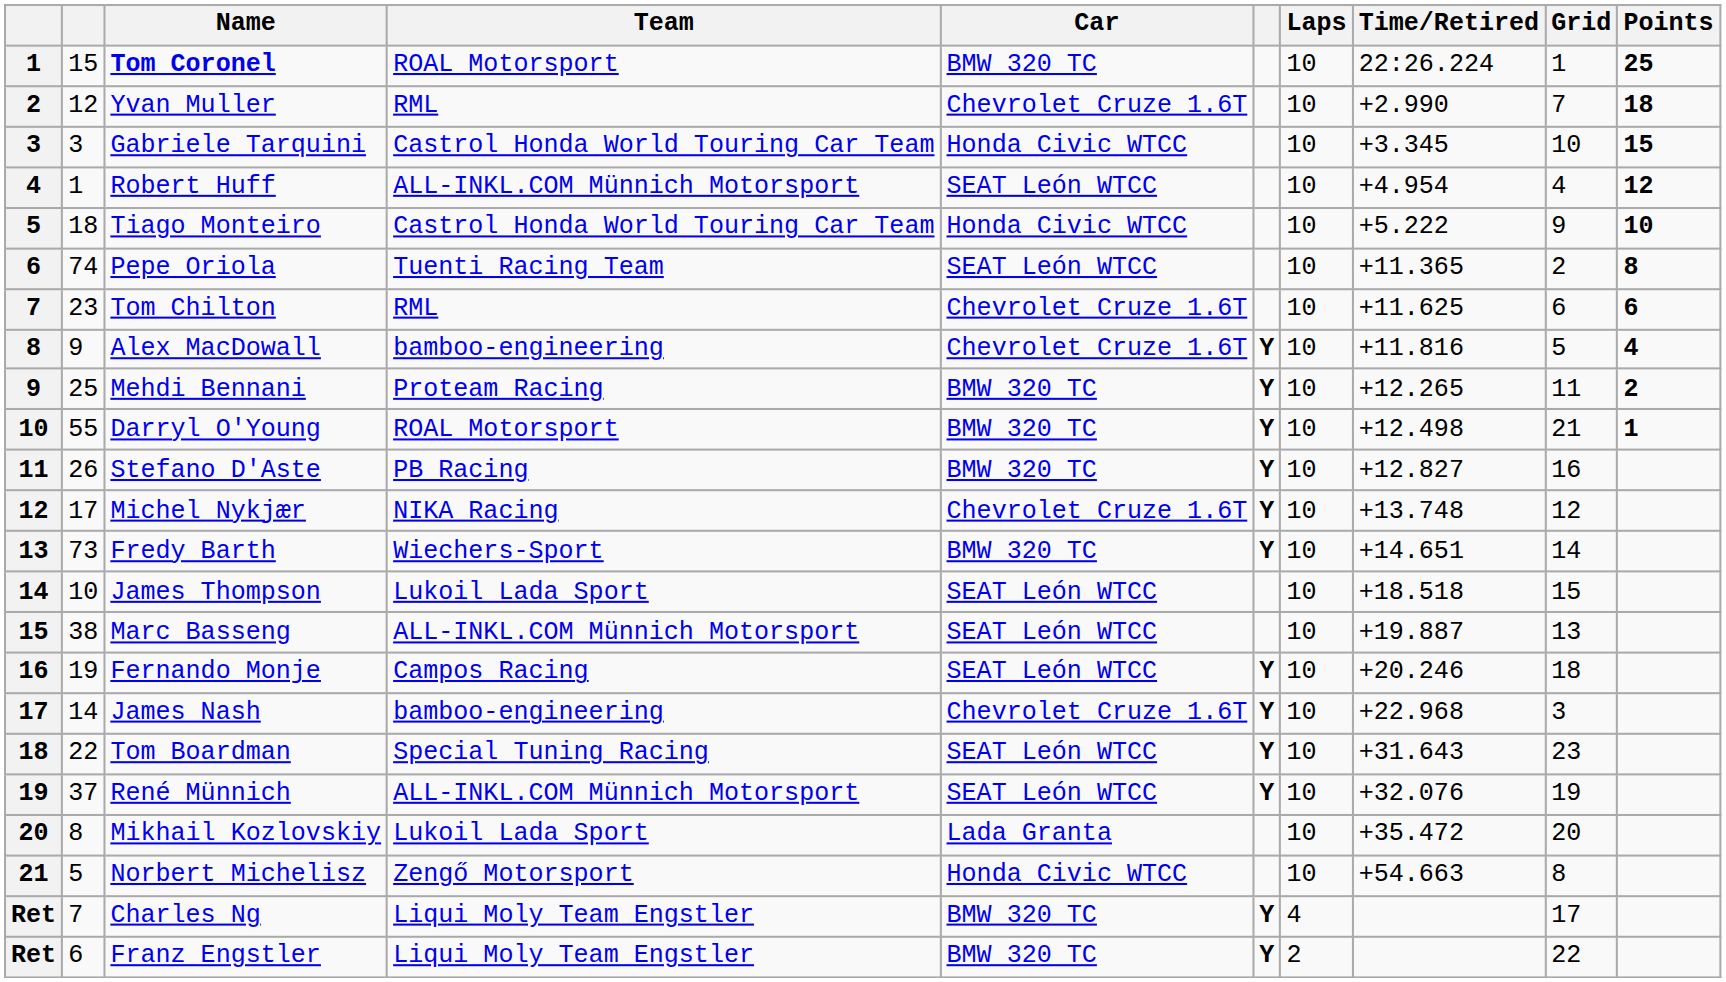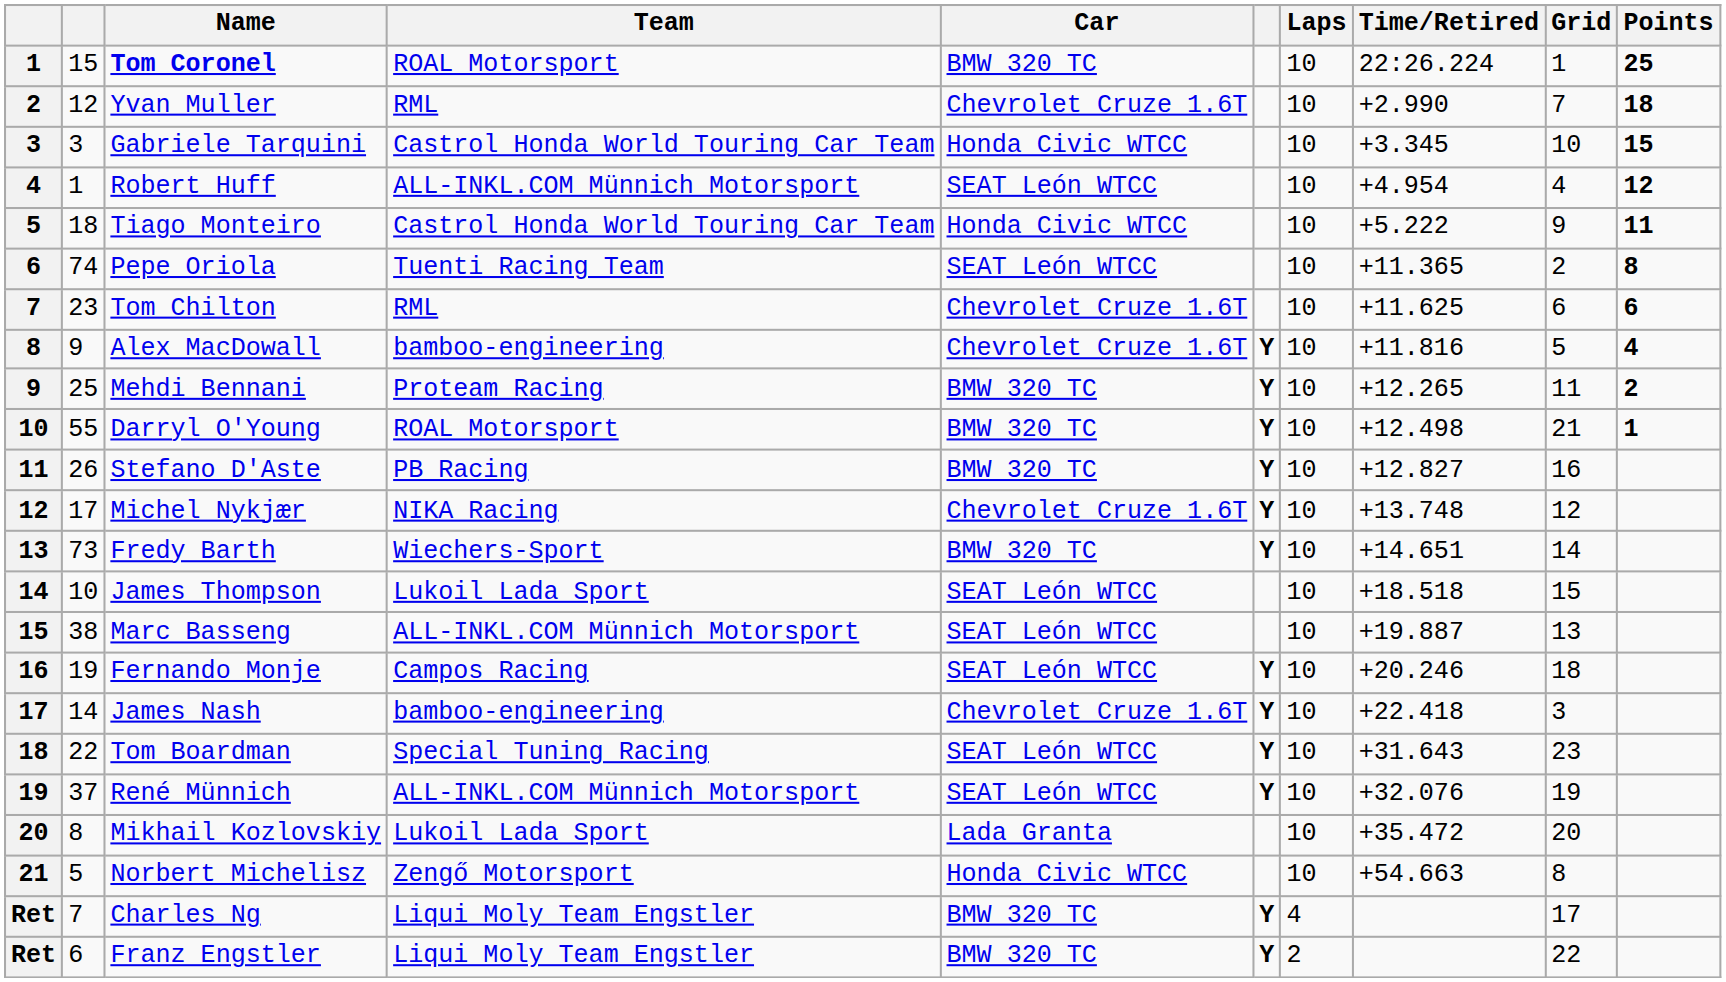(1638, 228) 10 -> (1638, 228) 11
(1411, 714) +22.968 -> (1411, 714) +22.418
